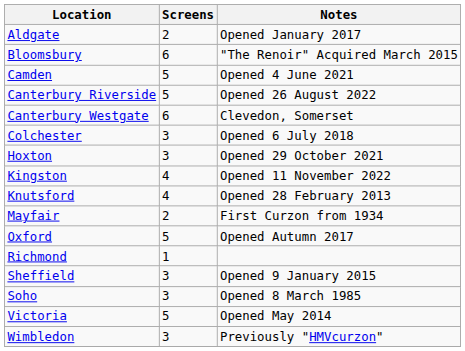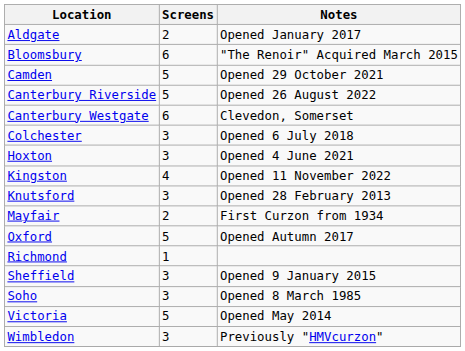(287, 75) Opened 4 June 2021 -> (302, 75) Opened 29 October 2021
(302, 155) Opened 29 October 2021 -> (287, 155) Opened 4 June 2021
(166, 196) 4 -> (166, 196) 3
